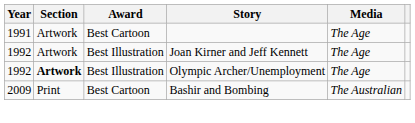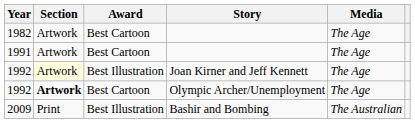+ row: (19, 33)
(57, 52) no background -> (57, 71) lightyellow background
(125, 71) Best Illustration -> (118, 90) Best Cartoon
(118, 90) Best Cartoon -> (125, 109) Best Illustration
